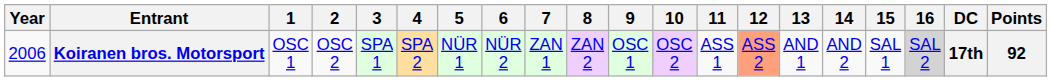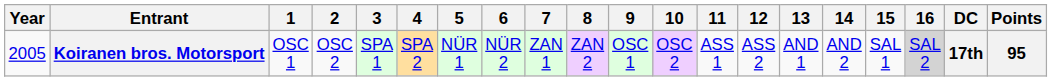(27, 53) 2006 -> (27, 53) 2005
(759, 53) lightsalmon background -> (759, 53) no background
(1017, 53) 92 -> (1017, 53) 95
